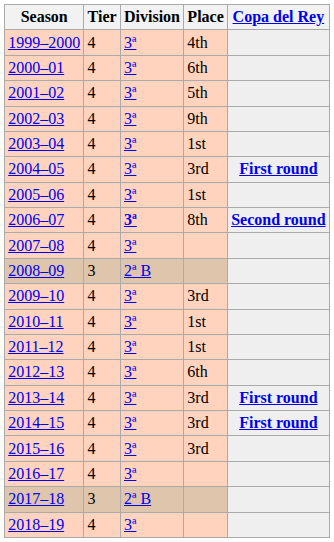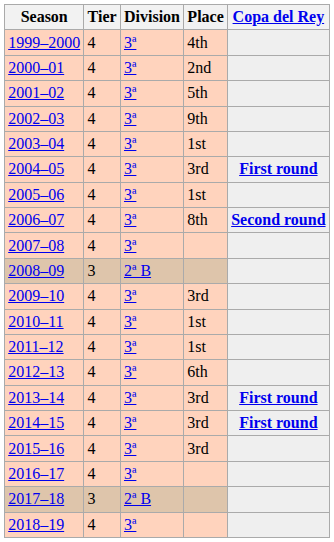(198, 67) 6th -> (199, 67) 2nd
(130, 220) bold -> (130, 220) normal
